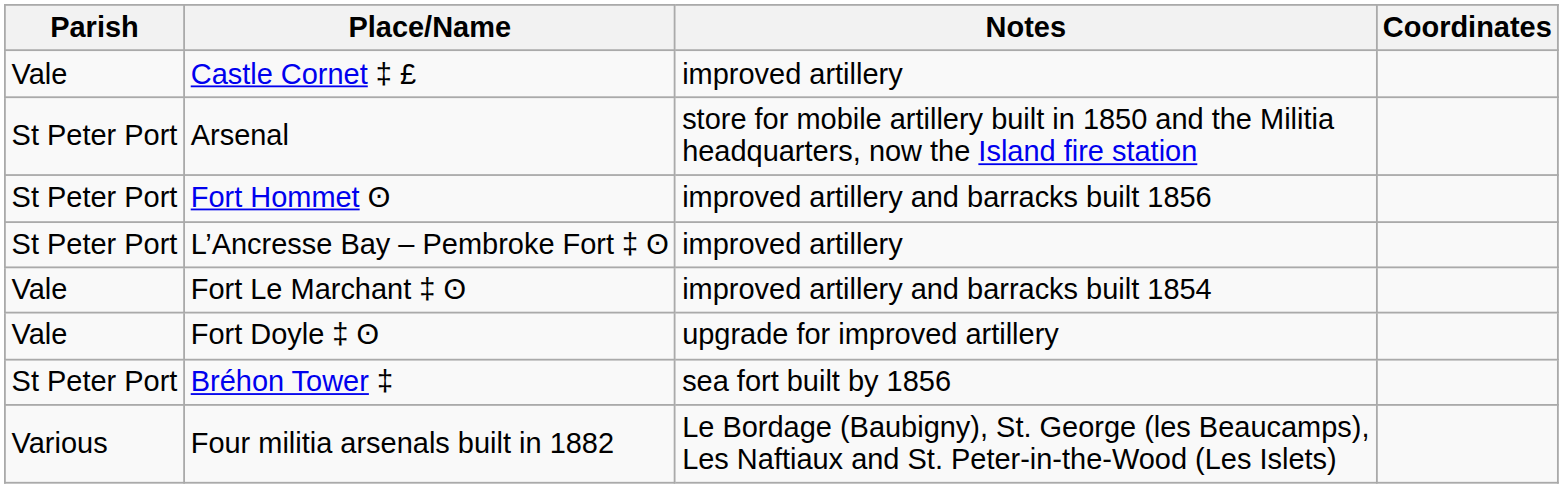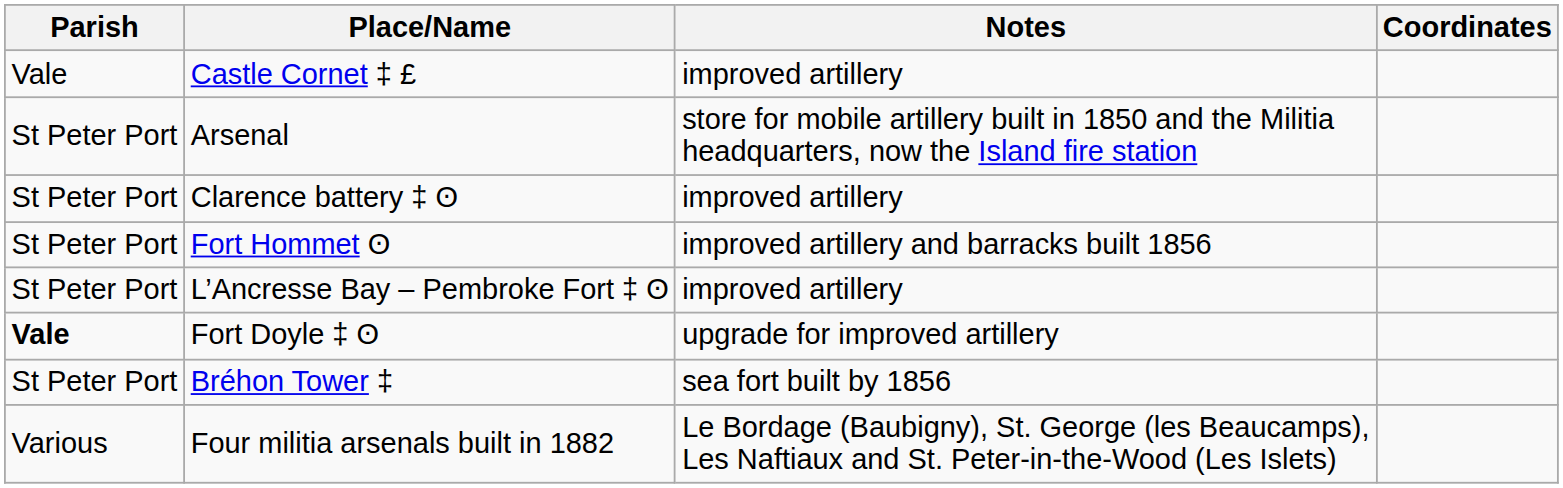+ row: (324, 197)
- row: (328, 289)
(39, 335) normal -> (41, 335) bold
